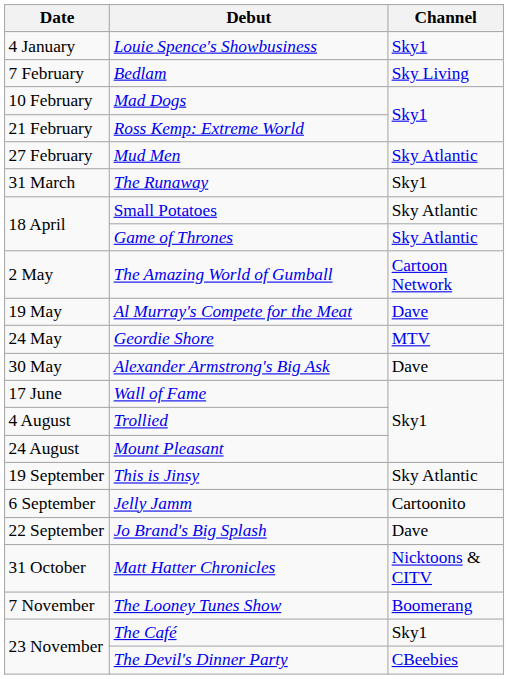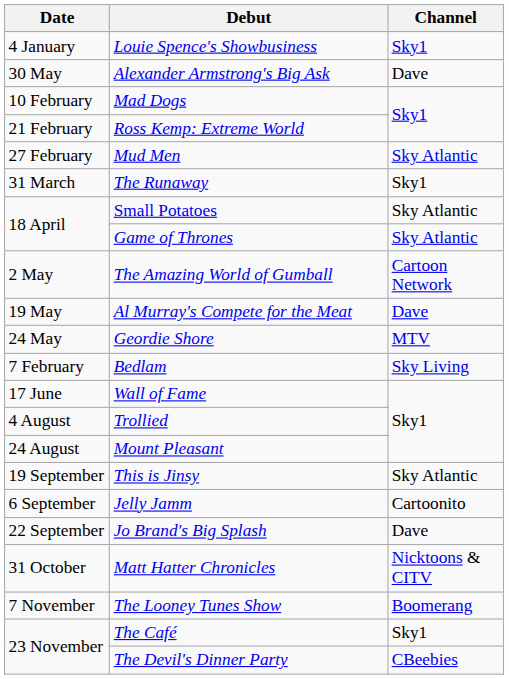rows swapped: (140, 73) <-> (222, 366)
